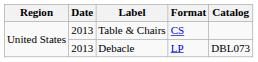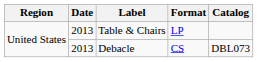(177, 30) CS -> (177, 30) LP
(177, 48) LP -> (177, 48) CS
